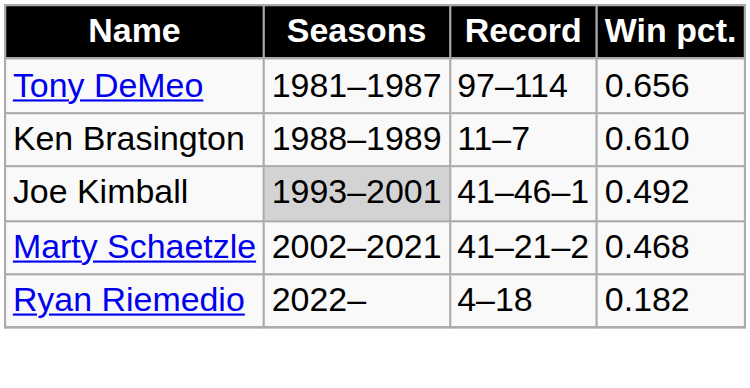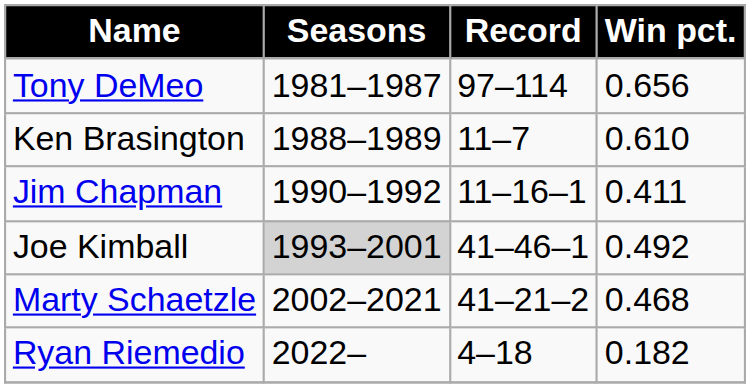+ row: (118, 192)
